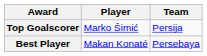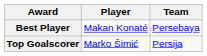rows swapped: (43, 43) <-> (43, 28)
